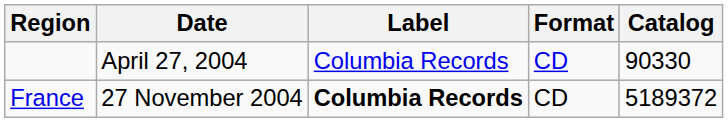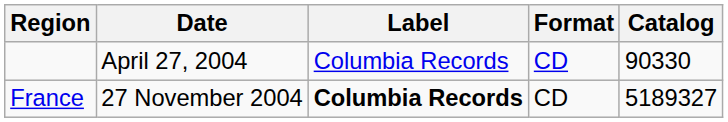(671, 98) 5189372 -> (671, 98) 5189327
